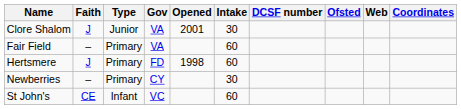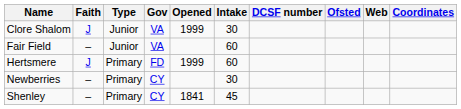(192, 29) 2001 -> (192, 29) 1999
(124, 46) Primary -> (124, 46) Junior
(192, 63) 1998 -> (192, 63) 1999
+ row: (26, 96)
- row: (28, 96)
